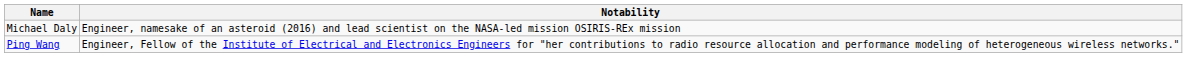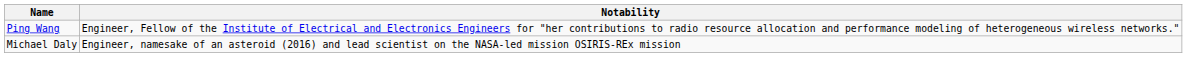rows swapped: (42, 28) <-> (33, 44)
